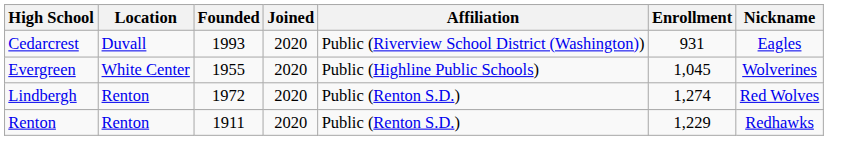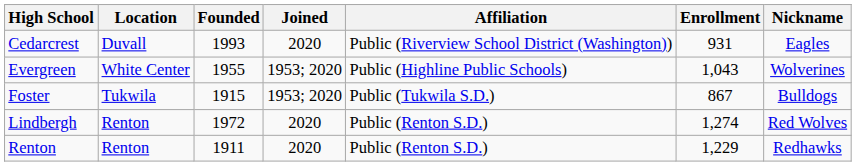(291, 69) 2020 -> (305, 69) 1953; 2020
(692, 69) 1,045 -> (720, 69) 1,043
+ row: (29, 95)
